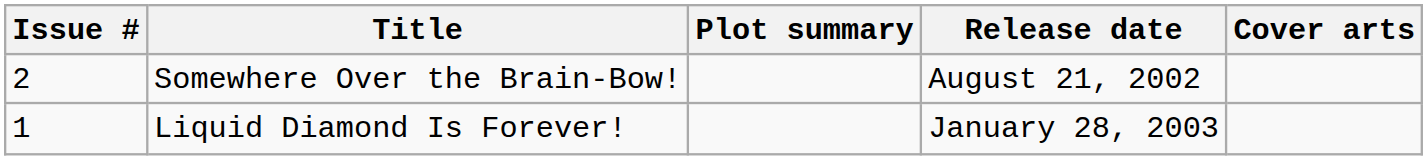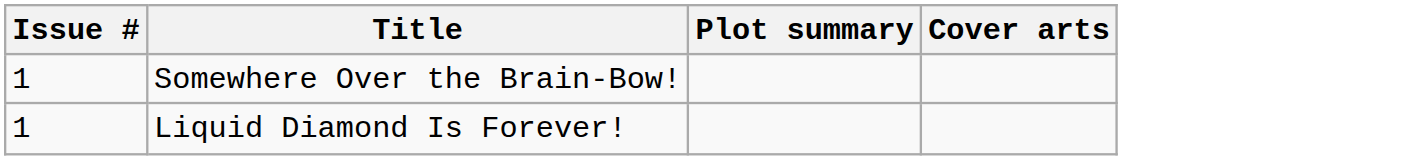- column: (1074, 30)
(21, 79) 2 -> (21, 79) 1
